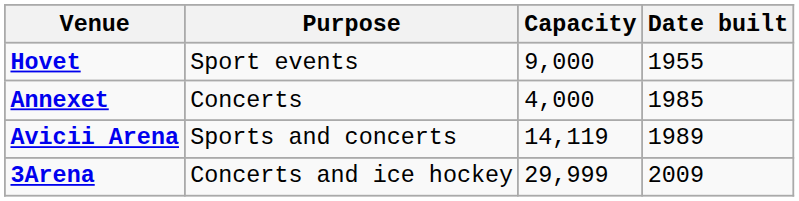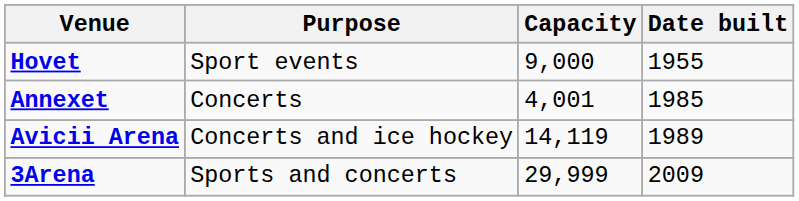(559, 100) 4,000 -> (559, 100) 4,001
(324, 138) Sports and concerts -> (352, 138) Concerts and ice hockey
(352, 177) Concerts and ice hockey -> (324, 177) Sports and concerts
